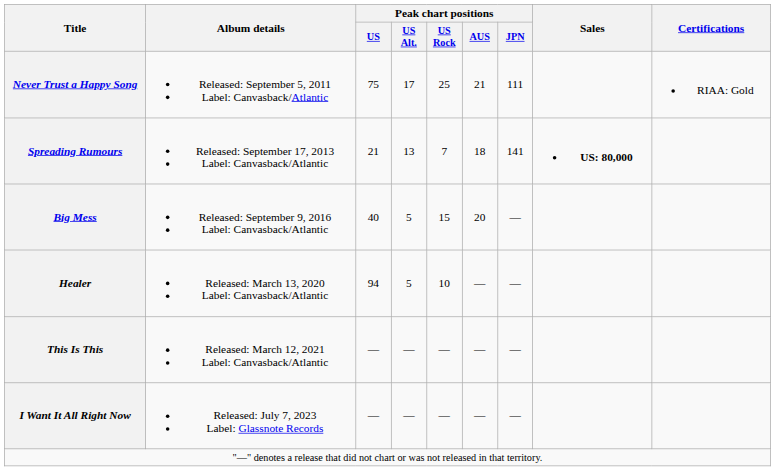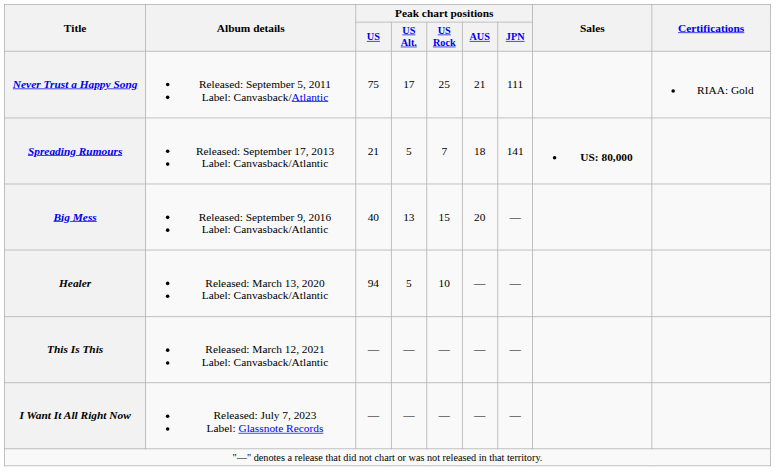(409, 150) 13 -> (409, 150) 5
(409, 217) 5 -> (409, 217) 13
